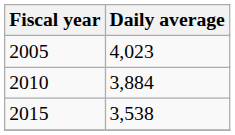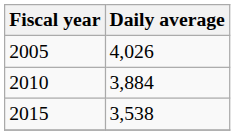(132, 51) 4,023 -> (132, 51) 4,026
